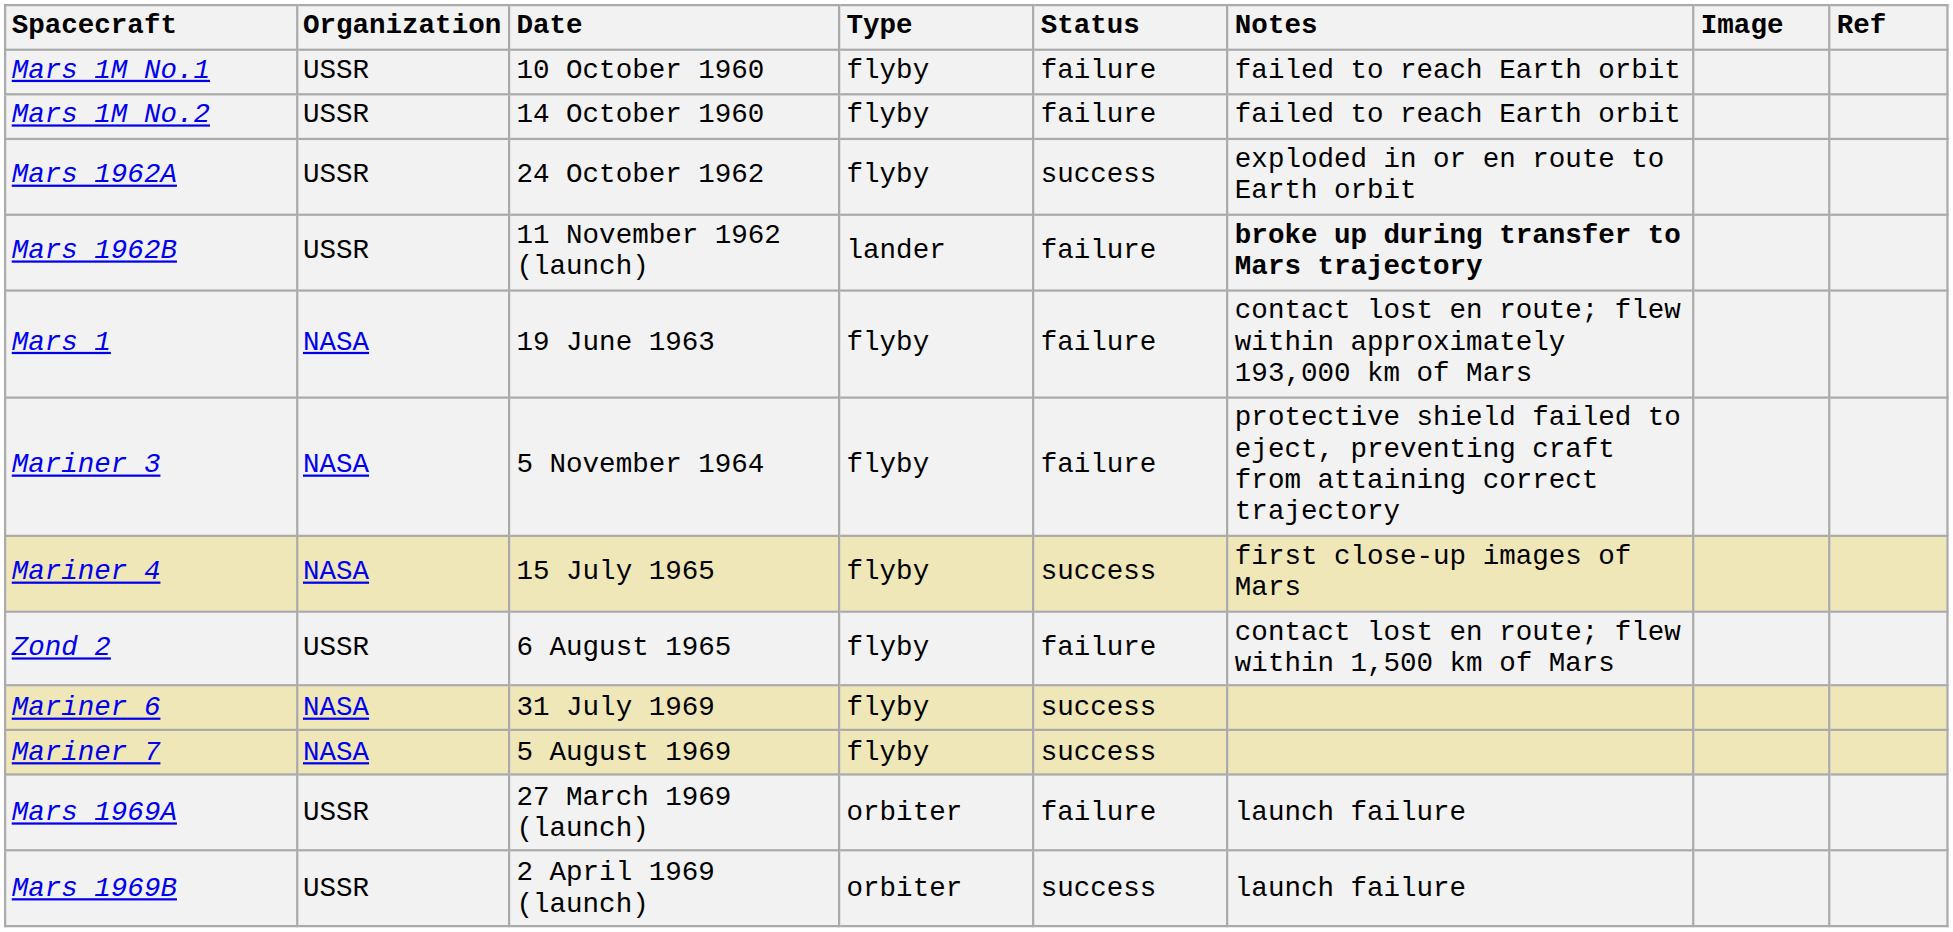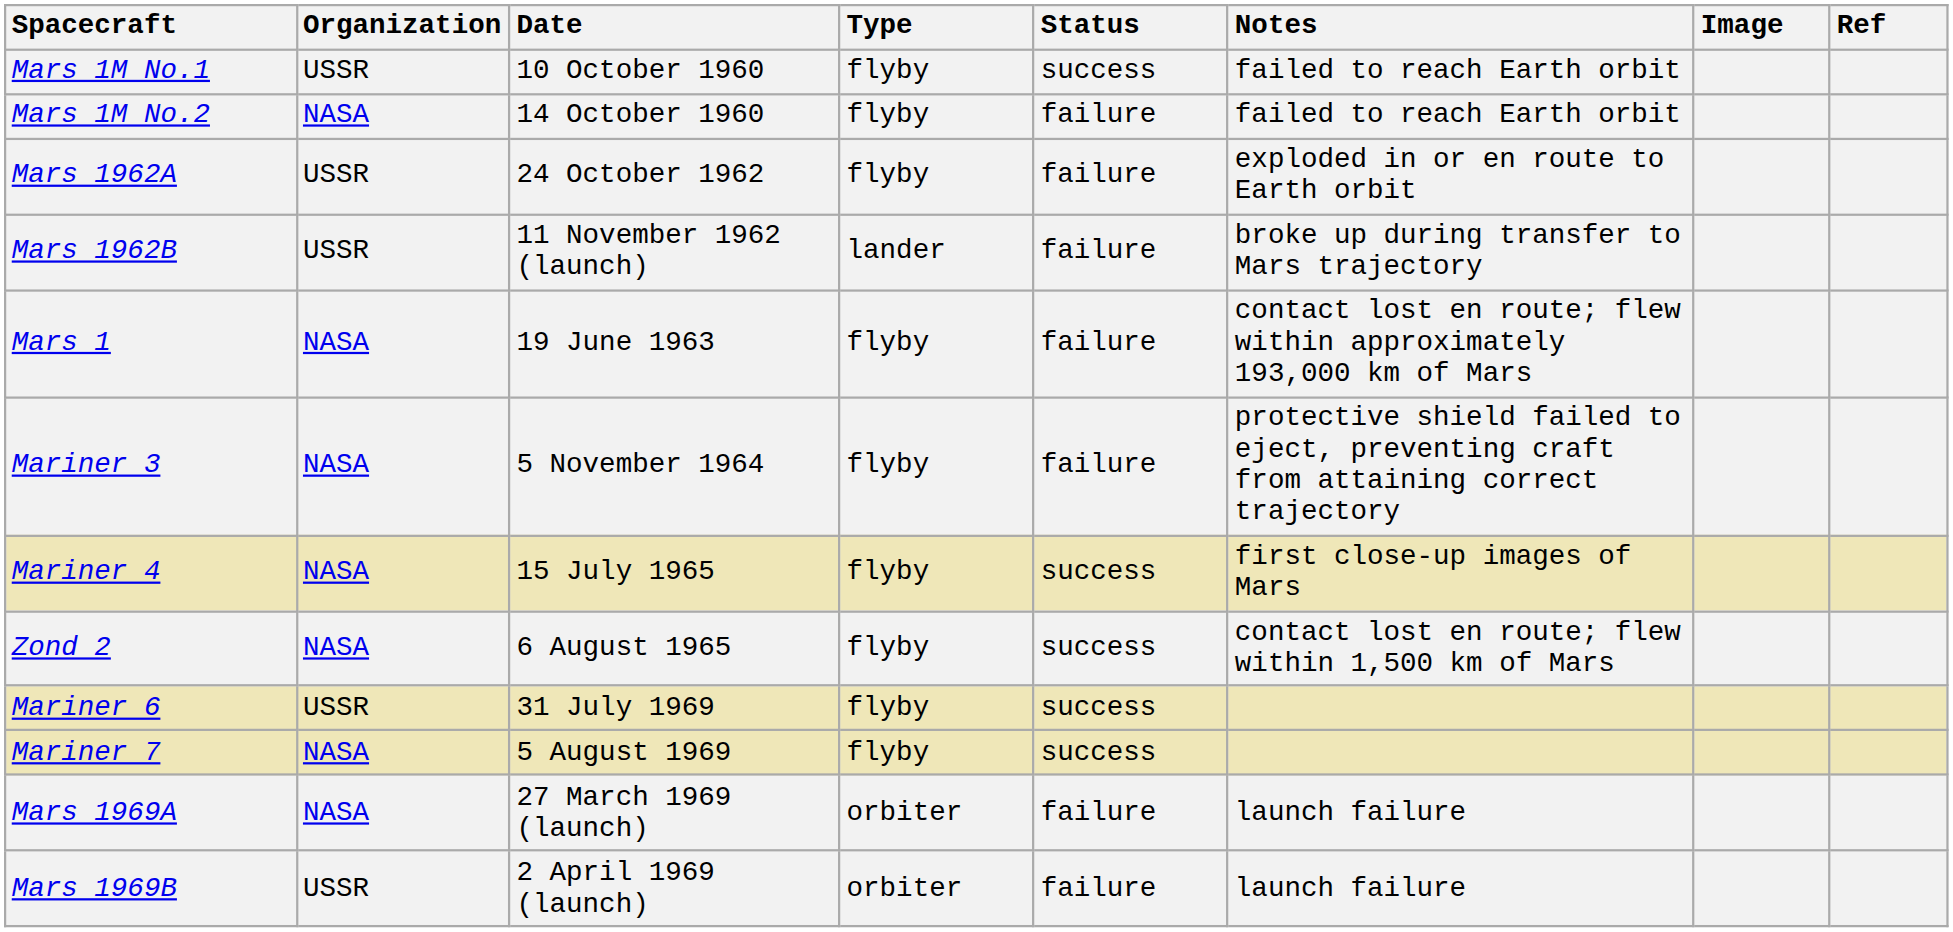(1099, 72) failure -> (1099, 72) success
(336, 117) USSR -> (336, 117) NASA
(1099, 177) success -> (1099, 177) failure
(1458, 252) bold -> (1458, 252) normal
(336, 649) USSR -> (336, 649) NASA
(1099, 649) failure -> (1099, 649) success
(336, 709) NASA -> (336, 709) USSR
(336, 813) USSR -> (336, 813) NASA
(1099, 889) success -> (1099, 889) failure
